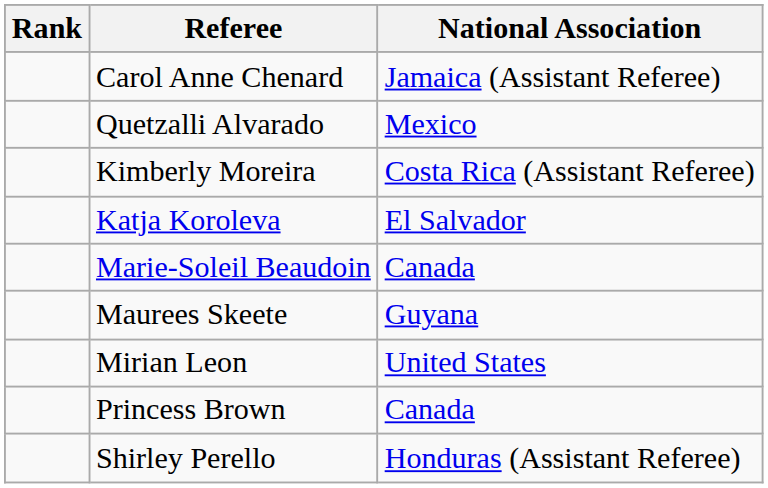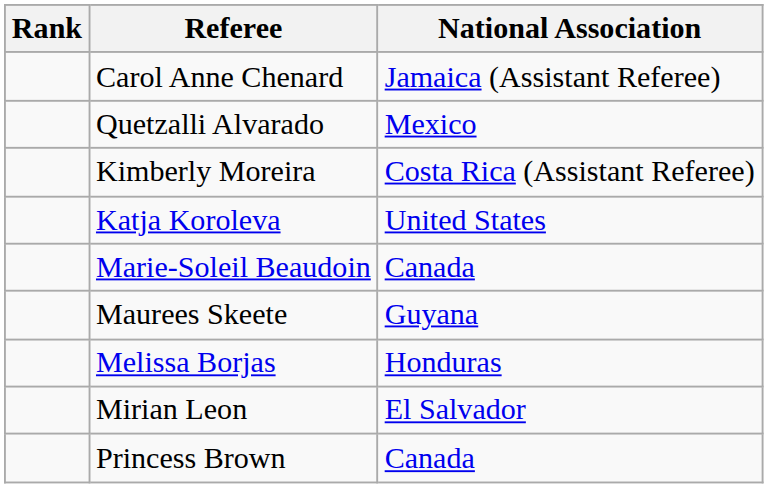(455, 219) El Salvador -> (465, 219) United States
+ row: (186, 362)
(465, 362) United States -> (455, 409) El Salvador
- row: (186, 457)
